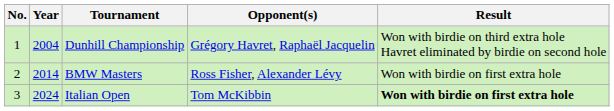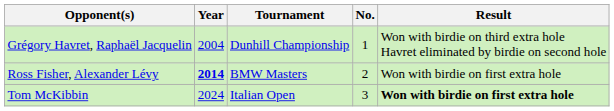columns swapped: (17, 15) <-> (283, 15)
(46, 74) normal -> (211, 74) bold
